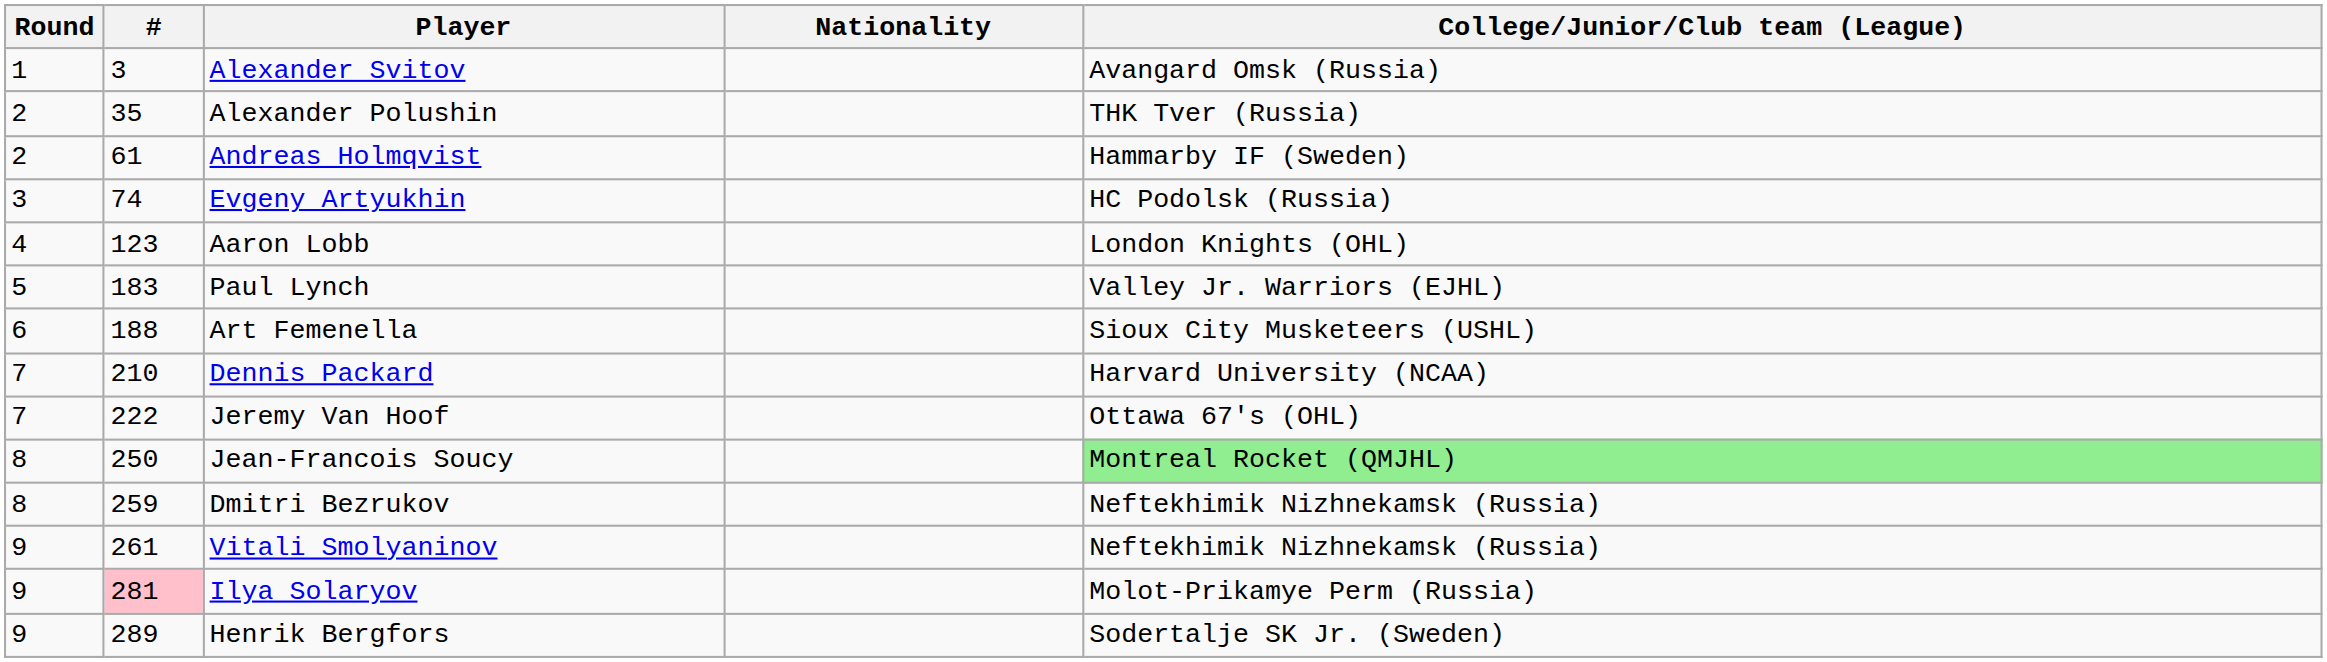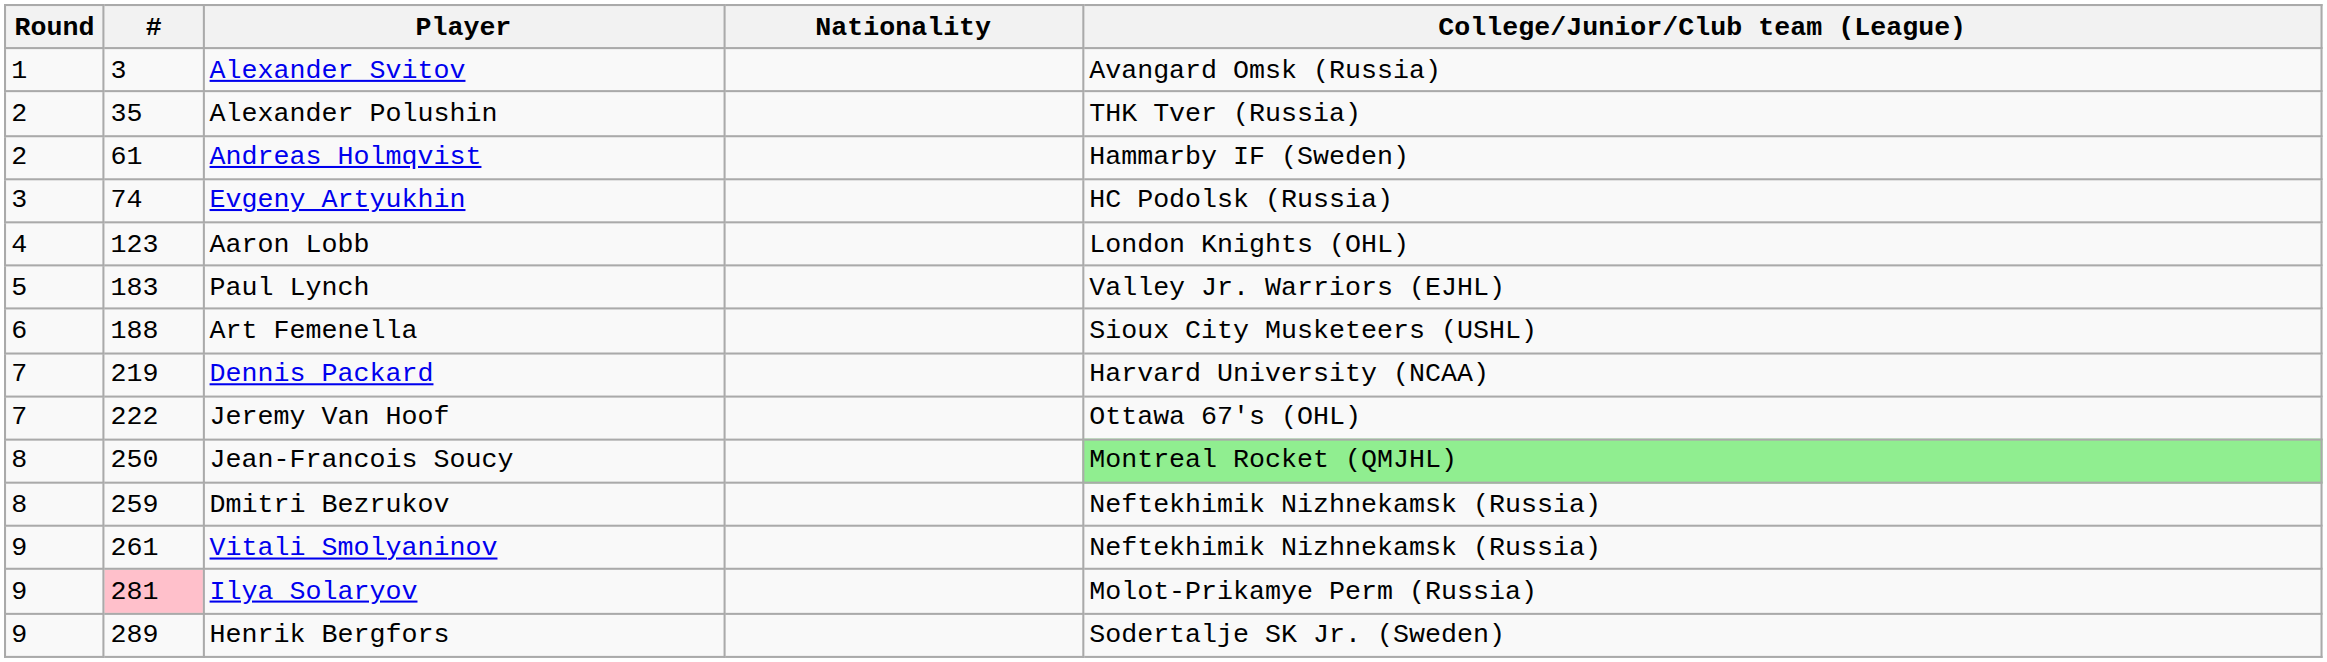(134, 374) 210 -> (134, 374) 219
